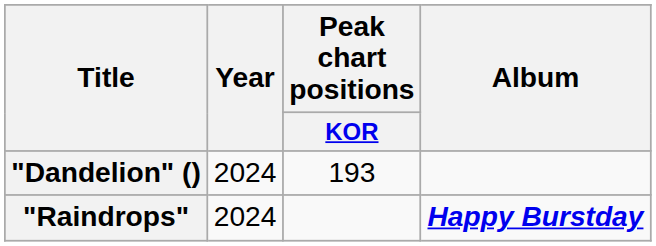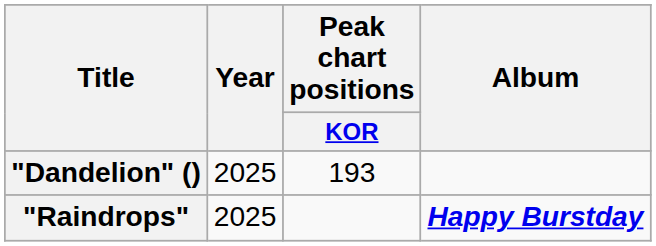(245, 172) 2024 -> (245, 172) 2025
(245, 217) 2024 -> (245, 217) 2025
